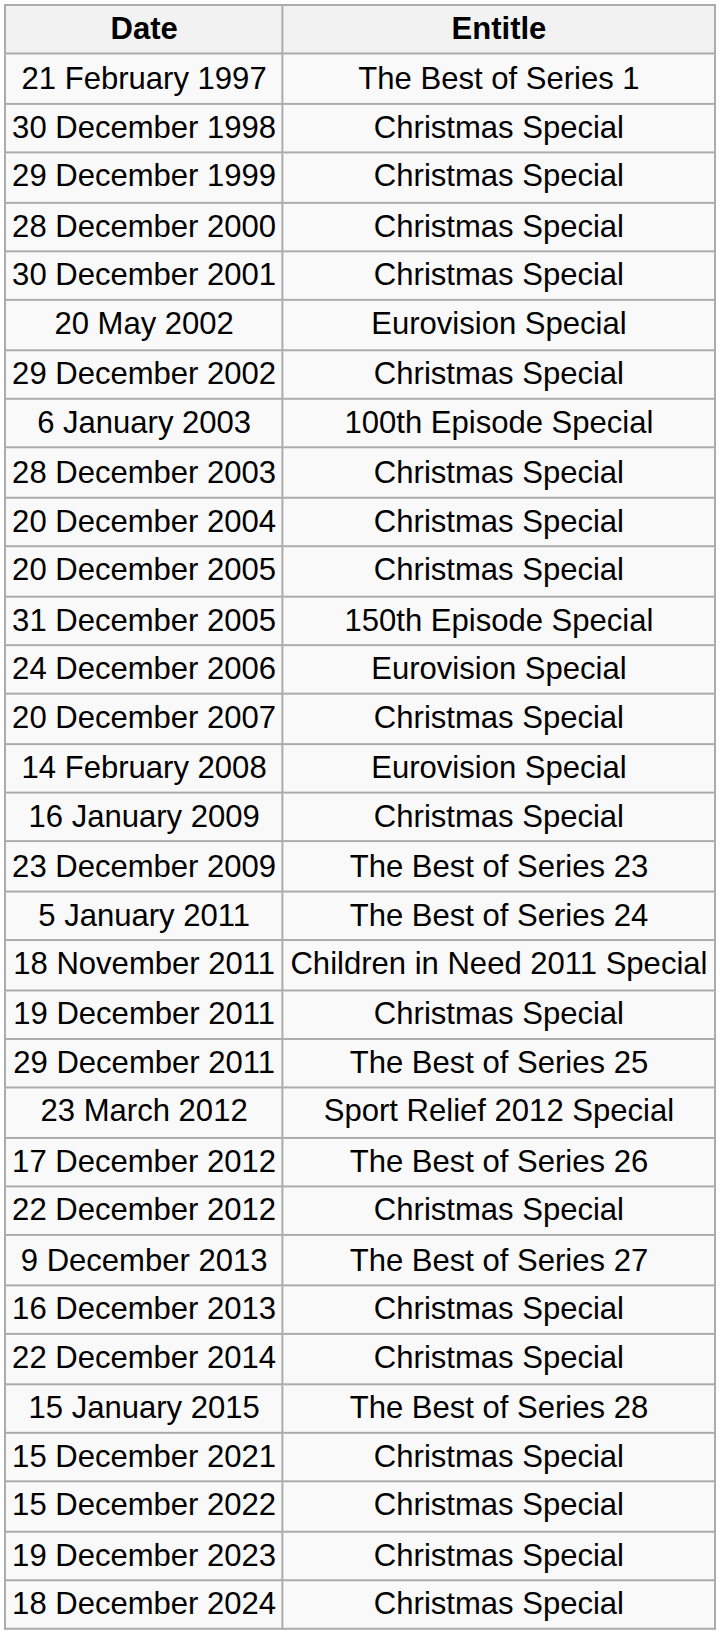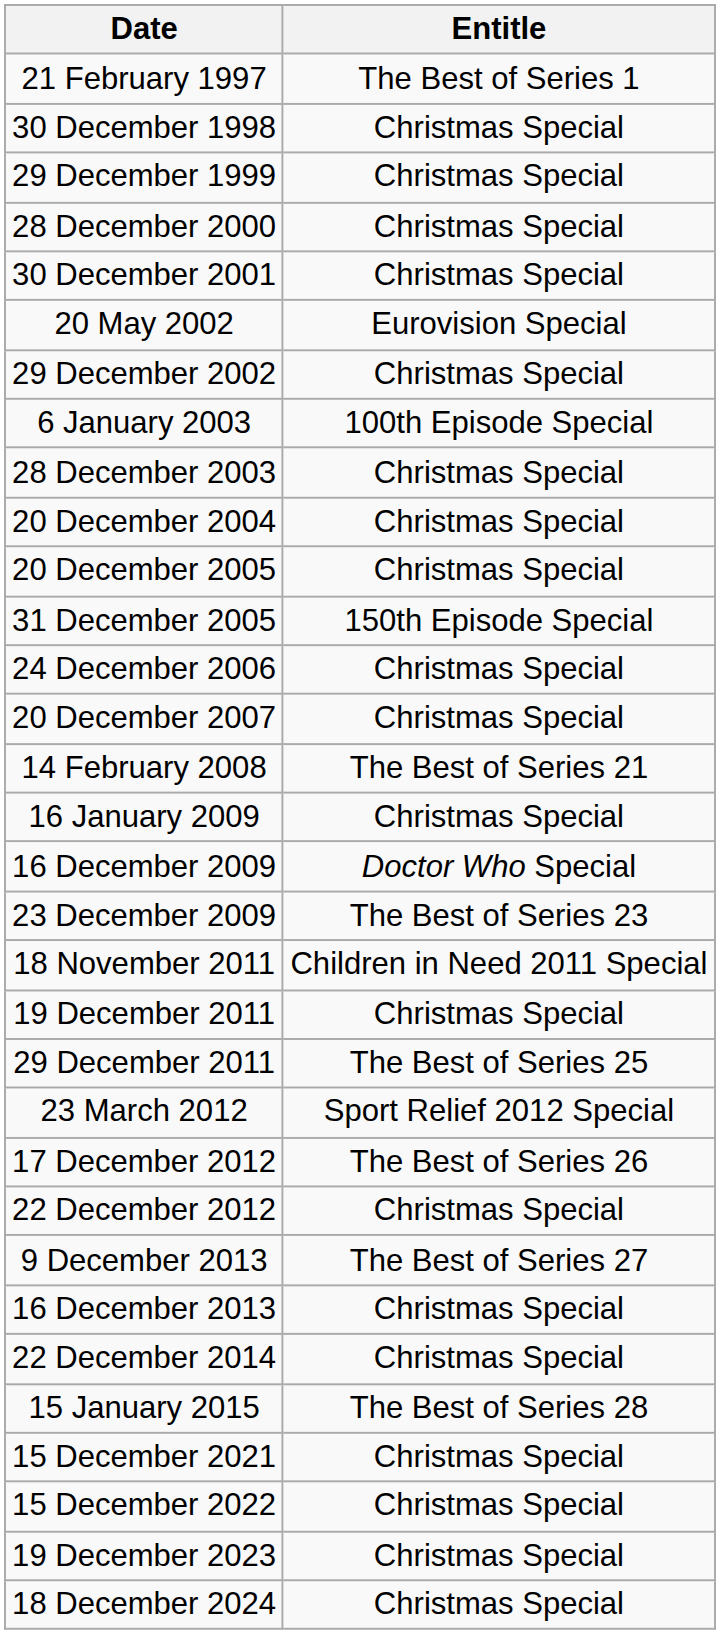(499, 669) Eurovision Special -> (499, 669) Christmas Special
(499, 767) Eurovision Special -> (499, 767) The Best of Series 21
+ row: (144, 865)
- row: (144, 915)
